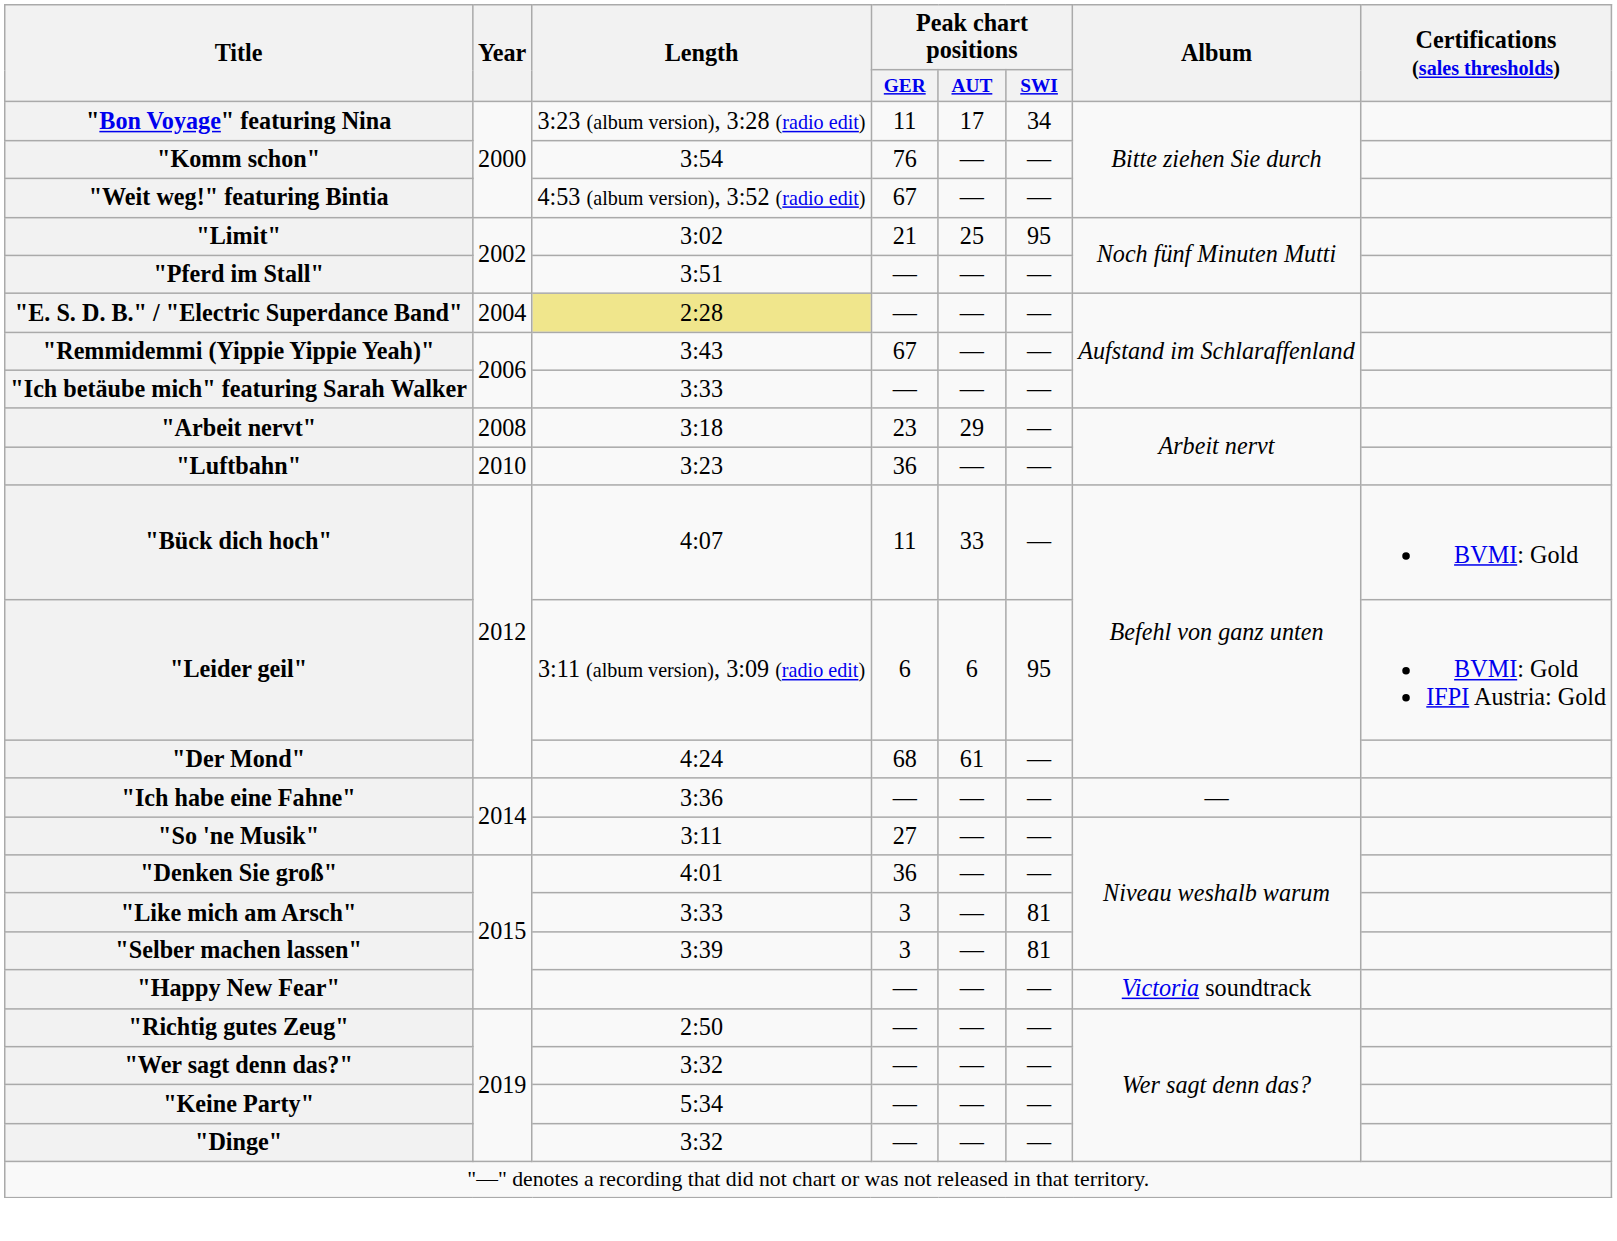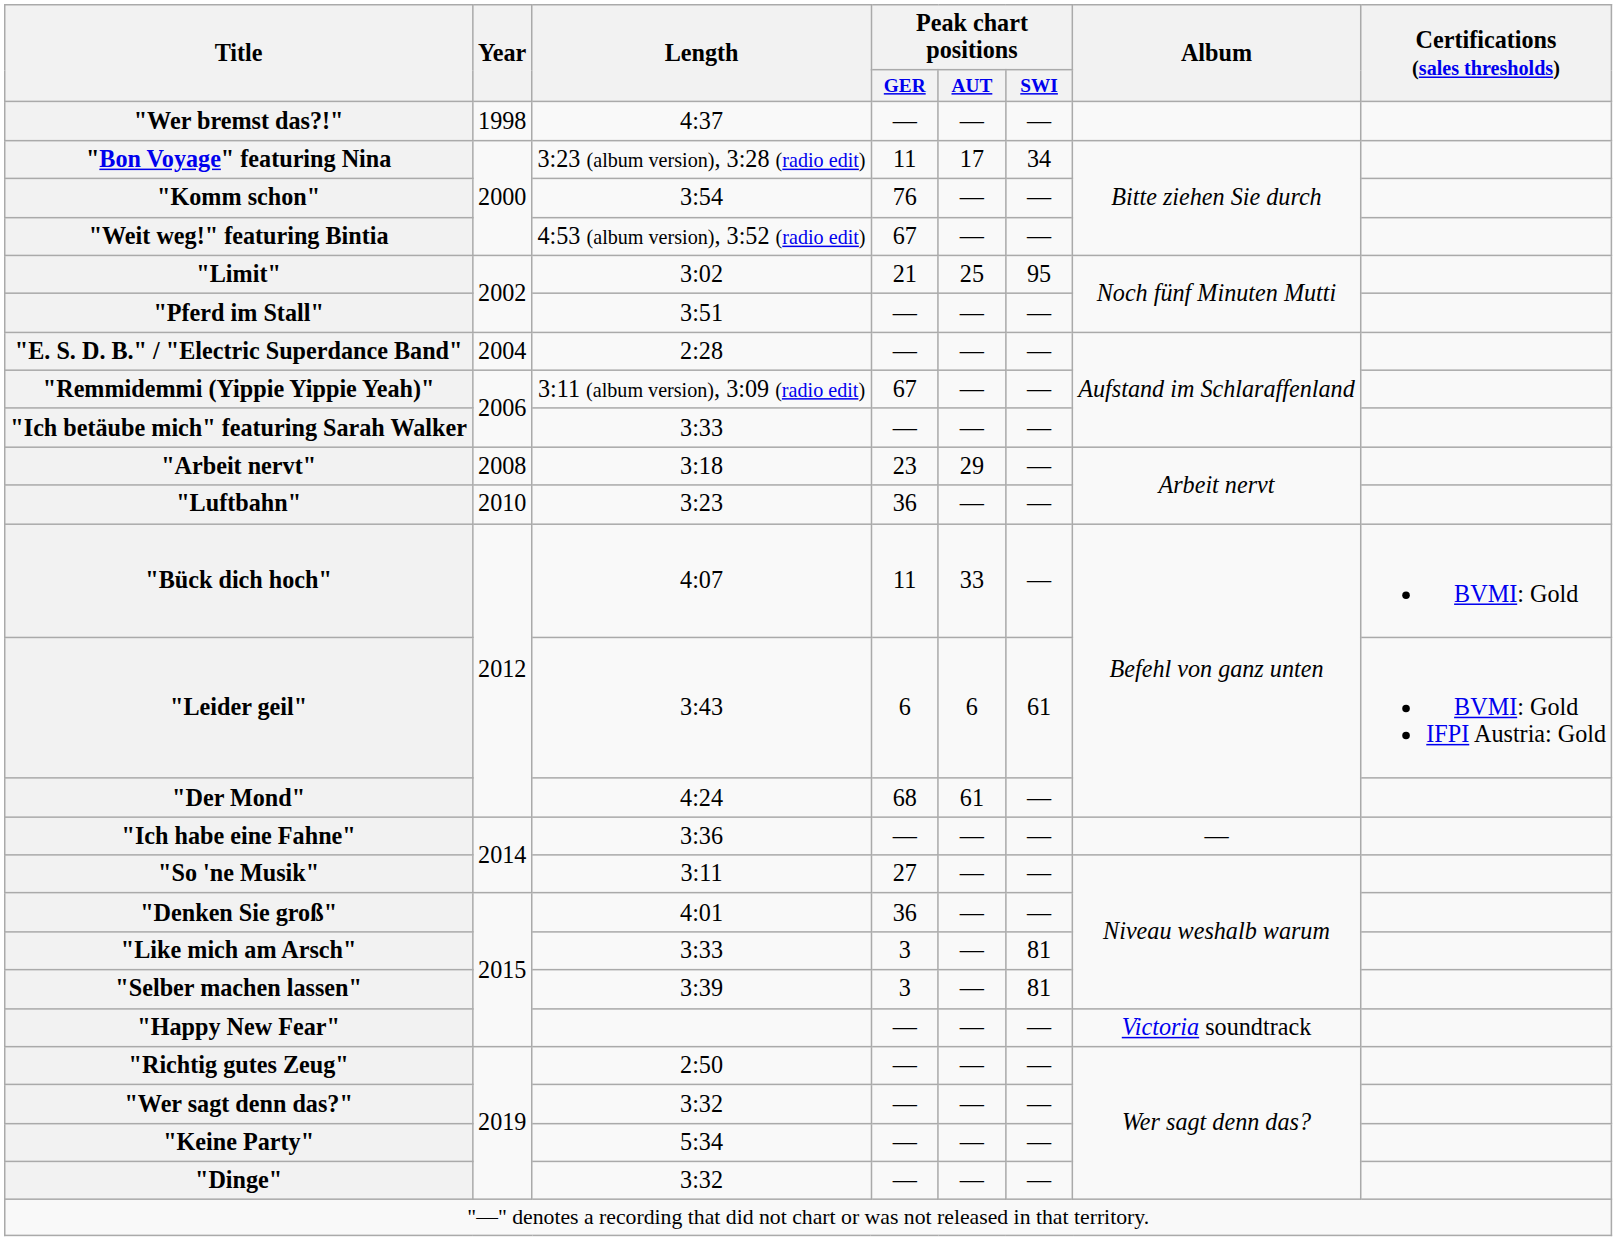+ row: (239, 121)
(702, 312) khaki background -> (702, 350) no background
(702, 350) 3:43 -> (702, 389) 3:11 (album version), 3:09 (radio edit)
(702, 669) 3:11 (album version), 3:09 (radio edit) -> (702, 707) 3:43
(1039, 669) 95 -> (1039, 707) 61
